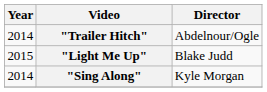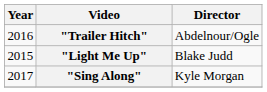(20, 35) 2014 -> (20, 35) 2016
(20, 76) 2014 -> (20, 76) 2017
